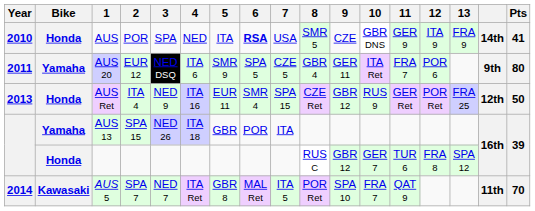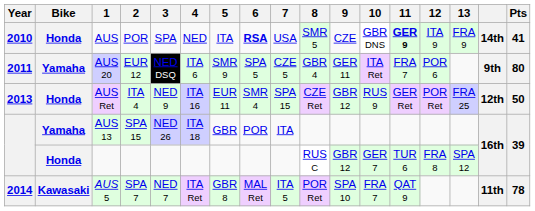(405, 38) normal -> (405, 38) bold
(518, 191) 70 -> (518, 191) 78
